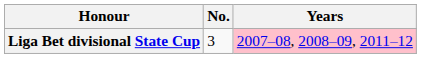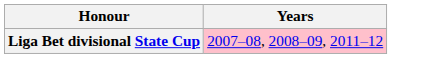- column: (218, 16)
